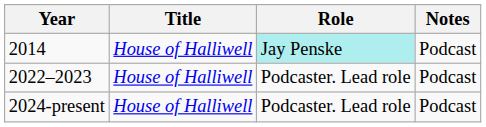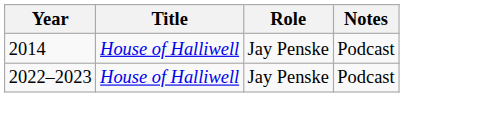(301, 48) paleturquoise background -> (288, 48) no background
(336, 77) Podcaster. Lead role -> (288, 77) Jay Penske
- row: (57, 106)
